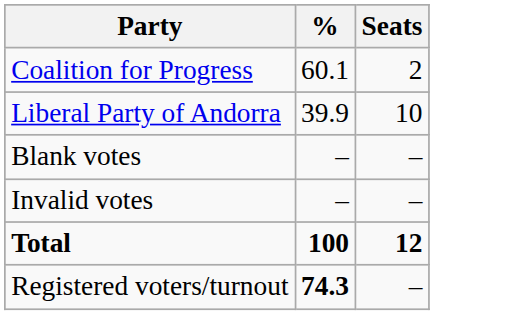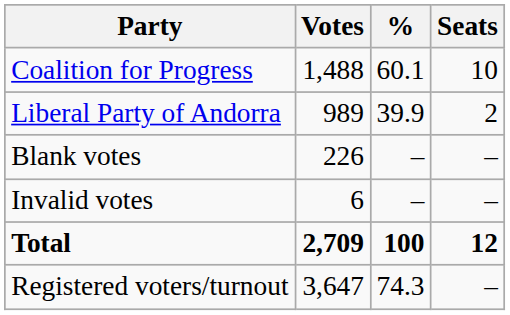+ column: (333, 26)
(416, 69) 2 -> (484, 69) 10
(409, 112) 10 -> (491, 112) 2
(325, 286) bold -> (401, 286) normal
